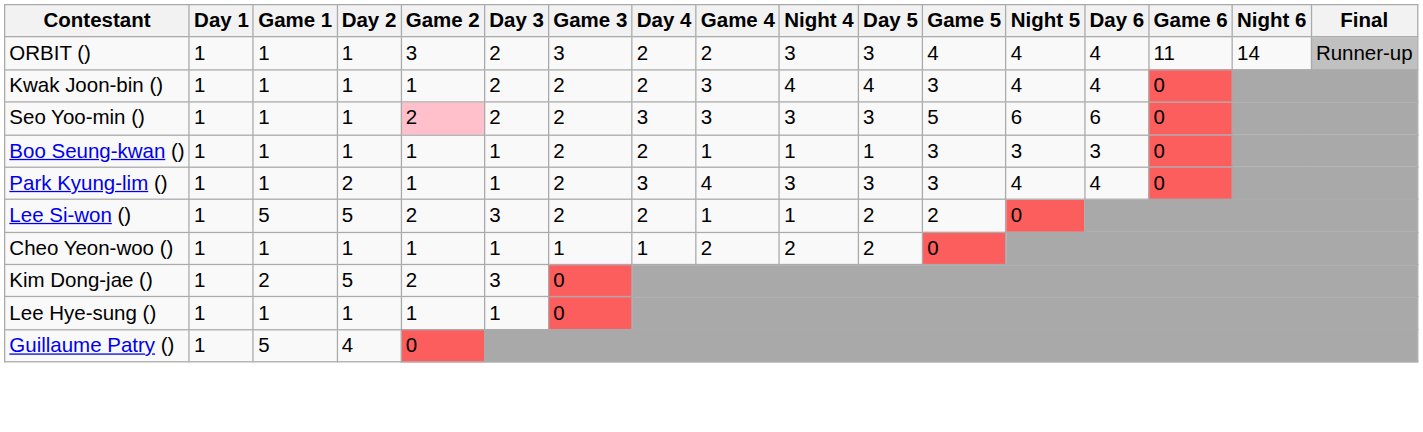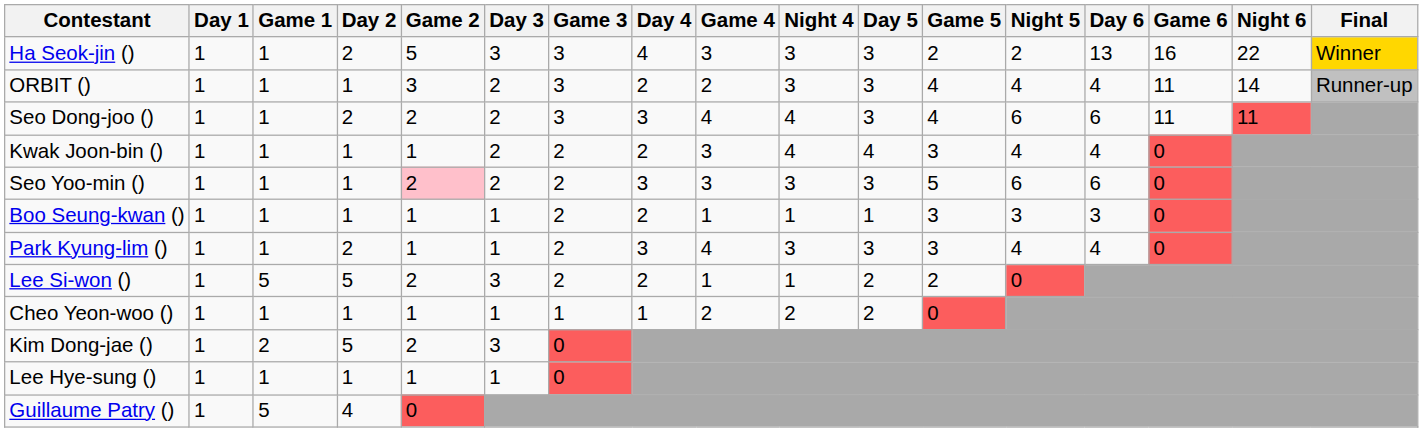+ row: (72, 53)
+ row: (82, 118)
